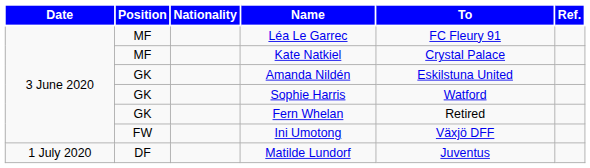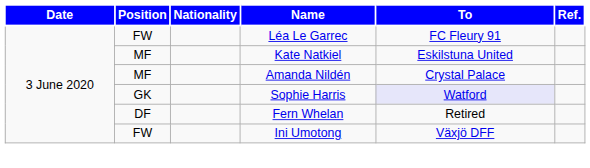(142, 36) MF -> (142, 36) FW
(465, 55) Crystal Palace -> (465, 55) Eskilstuna United
(142, 75) GK -> (142, 75) MF
(465, 75) Eskilstuna United -> (465, 75) Crystal Palace
(465, 95) no background -> (465, 95) lavender background
(142, 114) GK -> (142, 114) DF
- row: (308, 153)
